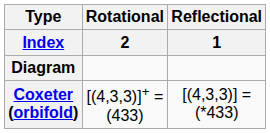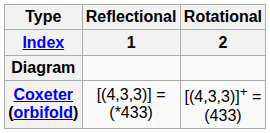columns swapped: (217, 42) <-> (125, 42)
